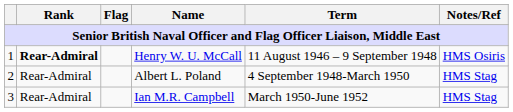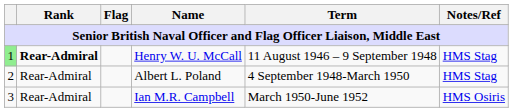(11, 55) no background -> (11, 55) lightgreen background
(474, 55) HMS Osiris -> (470, 55) HMS Stag
(470, 96) HMS Stag -> (474, 96) HMS Osiris
